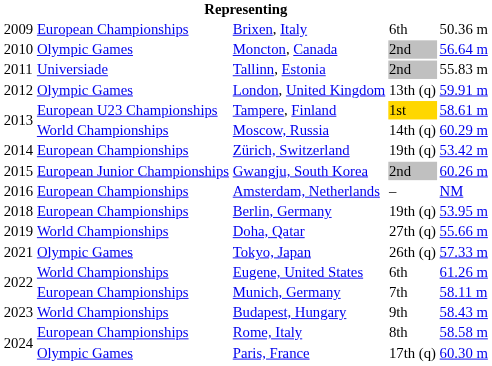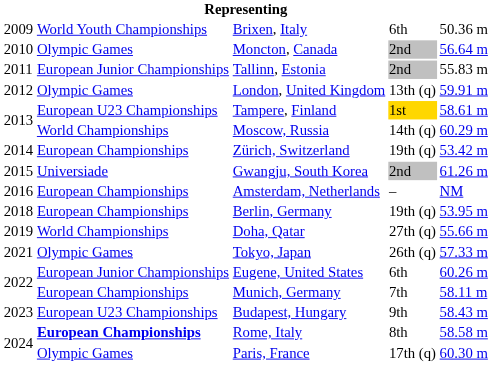(113, 29) European Championships -> (122, 29) World Youth Championships
(72, 69) Universiade -> (133, 69) European Junior Championships
(133, 171) European Junior Championships -> (72, 171) Universiade
(464, 171) 60.26 m -> (464, 171) 61.26 m
(103, 272) World Championships -> (133, 272) European Junior Championships
(464, 272) 61.26 m -> (464, 272) 60.26 m
(103, 312) World Championships -> (127, 312) European U23 Championships
(113, 332) normal -> (119, 332) bold
